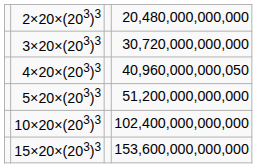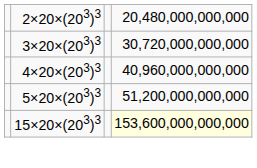(186, 70) 40,960,000,000,050 -> (186, 70) 40,960,000,000,000
- row: (58, 123)
(182, 149) no background -> (182, 123) lightyellow background
